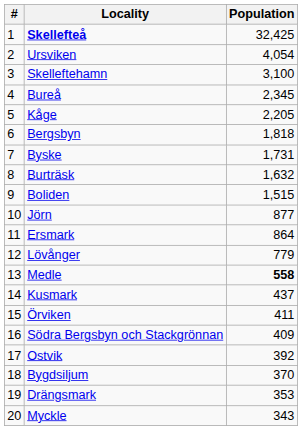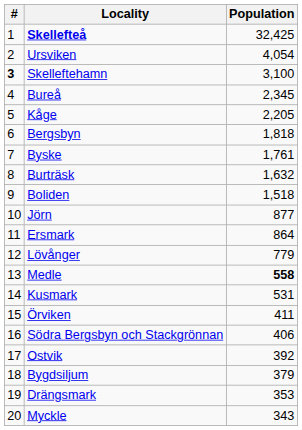(11, 74) normal -> (11, 74) bold
(279, 154) 1,731 -> (279, 154) 1,761
(279, 194) 1,515 -> (279, 194) 1,518
(284, 295) 437 -> (284, 295) 531
(284, 335) 409 -> (284, 335) 406
(284, 375) 370 -> (284, 375) 379
